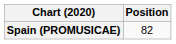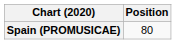(147, 30) 82 -> (147, 30) 80
